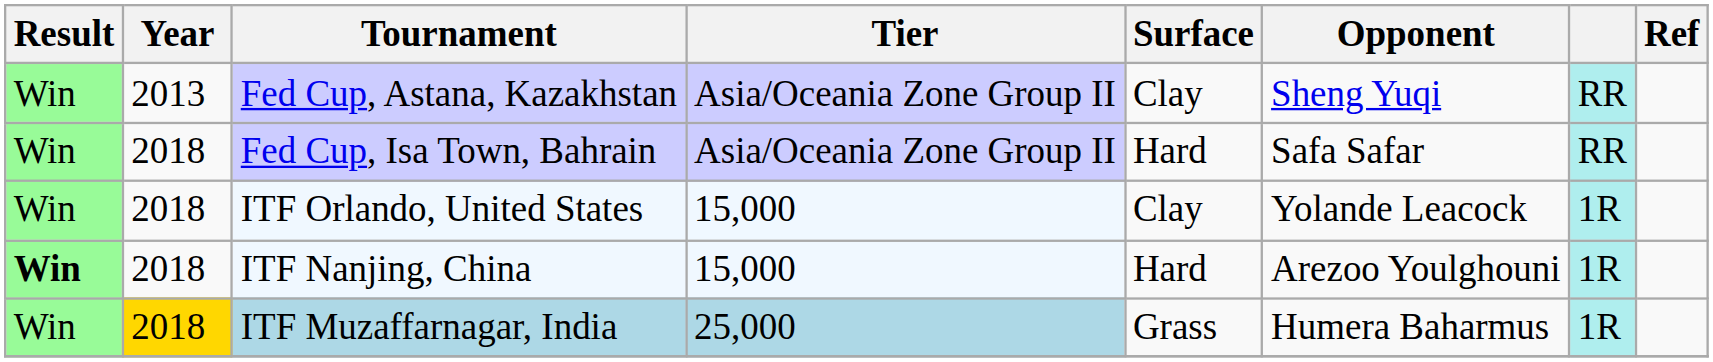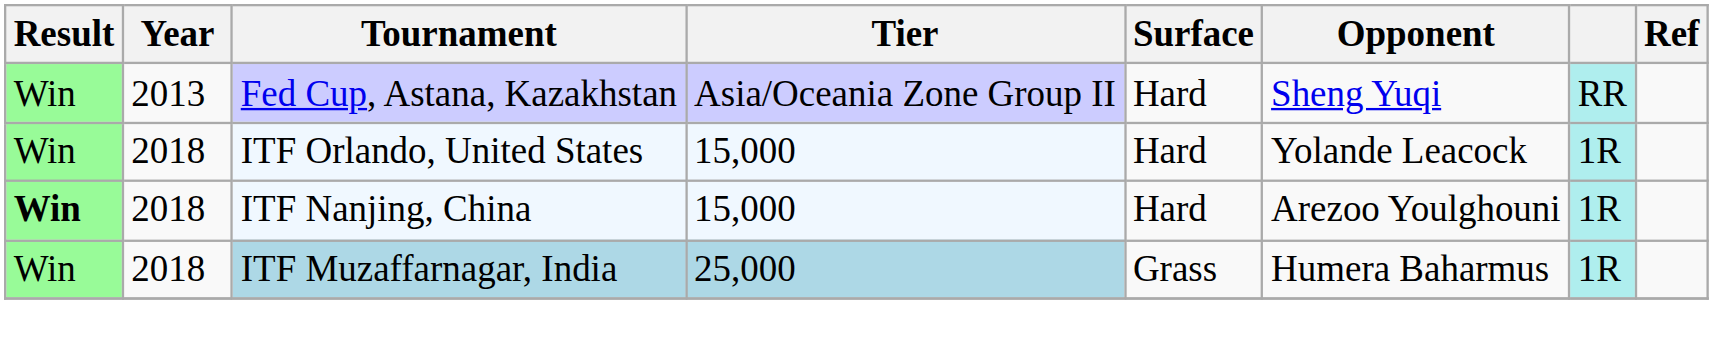(1168, 92) Clay -> (1170, 92) Hard
- row: (449, 151)
(1168, 209) Clay -> (1170, 151) Hard
(168, 326) gold background -> (168, 268) no background
